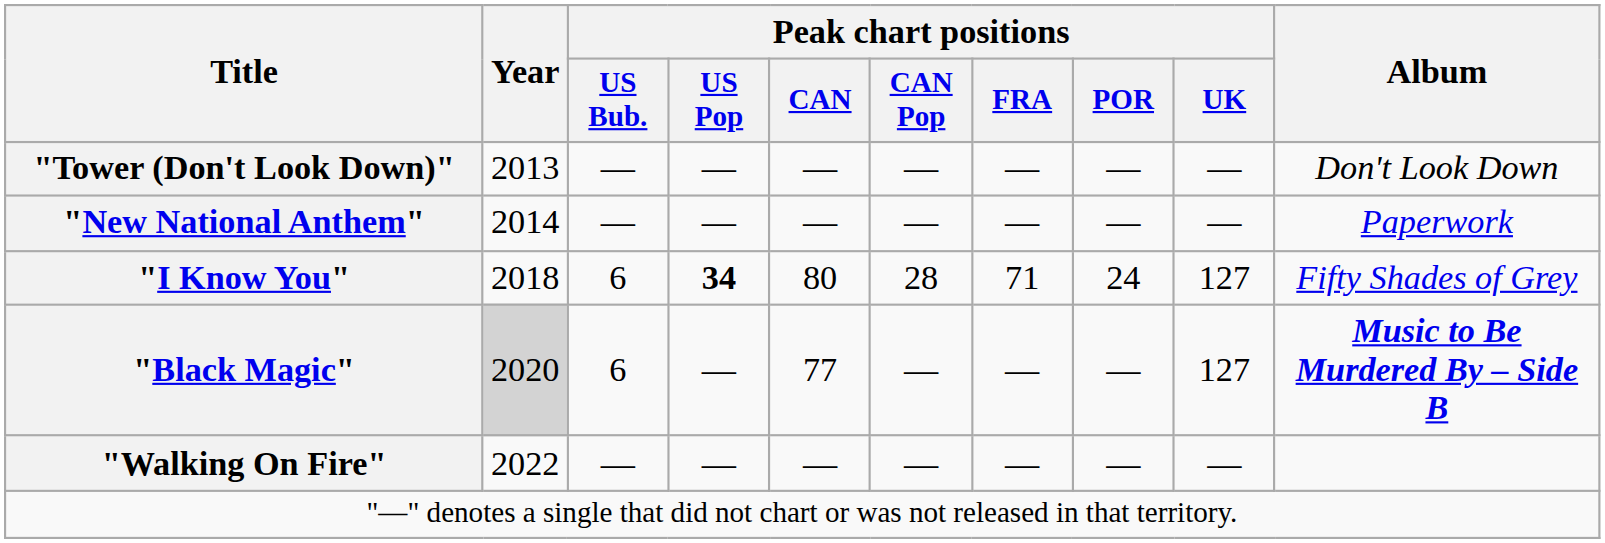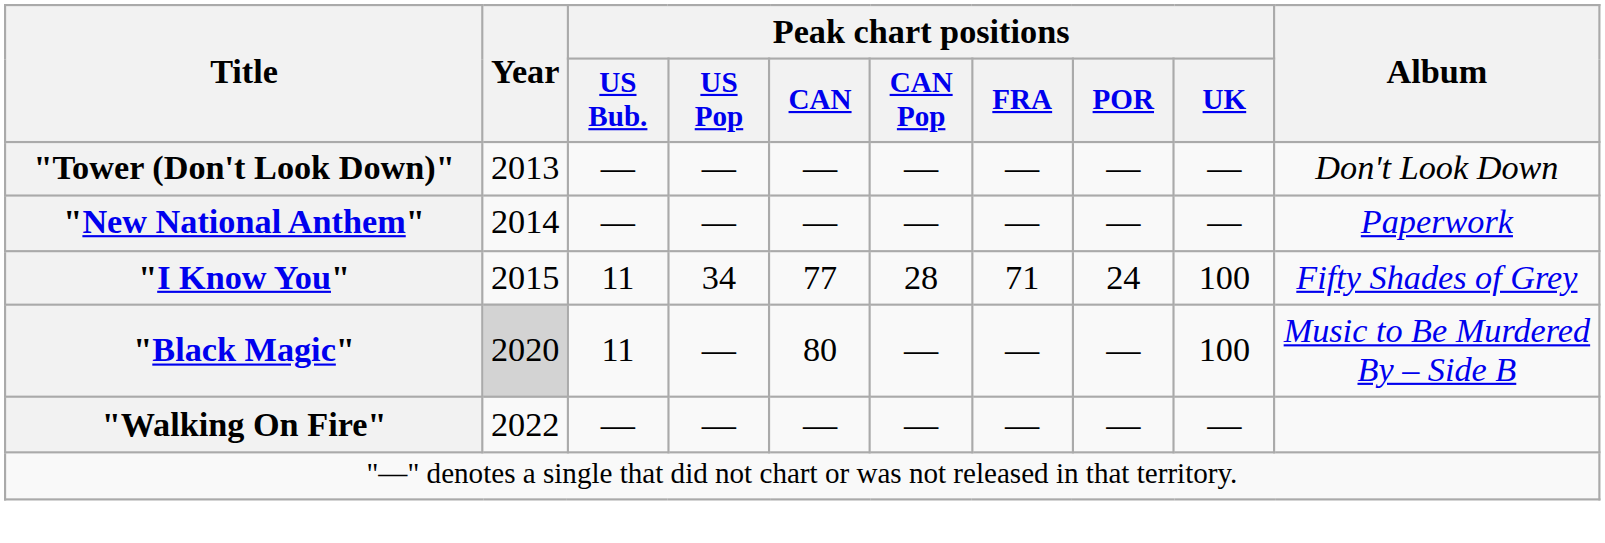(525, 276) 2018 -> (525, 276) 2015
(618, 276) 6 -> (618, 276) 11
(719, 276) bold -> (719, 276) normal
(820, 276) 80 -> (820, 276) 77
(1224, 276) 127 -> (1224, 276) 100
(618, 369) 6 -> (618, 350) 11
(820, 369) 77 -> (820, 350) 80
(1224, 369) 127 -> (1224, 350) 100
(1437, 369) bold -> (1437, 350) normal
